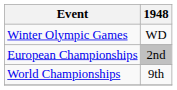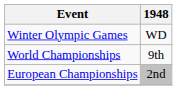rows swapped: (64, 74) <-> (72, 54)
